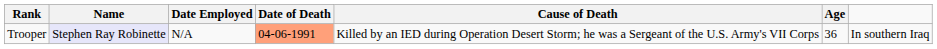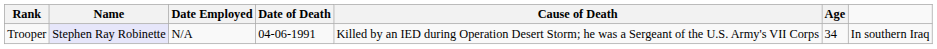(287, 33) lightsalmon background -> (287, 33) no background
(831, 33) 36 -> (831, 33) 34
